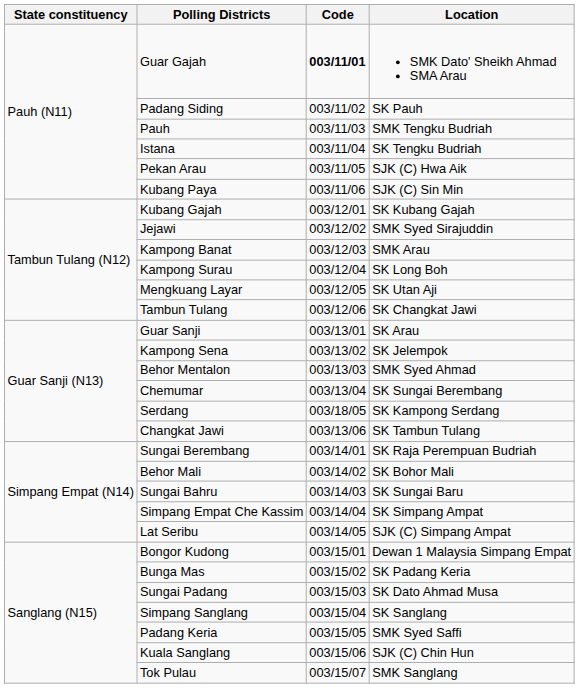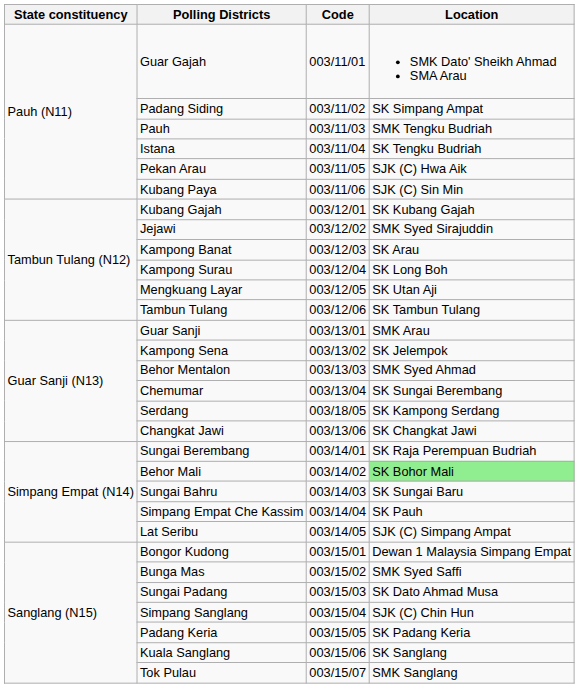(337, 61) bold -> (337, 61) normal
(398, 108) SK Pauh -> (428, 108) SK Simpang Ampat
(401, 249) SMK Arau -> (396, 249) SK Arau
(424, 310) SK Changkat Jawi -> (426, 310) SK Tambun Tulang
(396, 330) SK Arau -> (401, 330) SMK Arau
(426, 431) SK Tambun Tulang -> (424, 431) SK Changkat Jawi
(413, 471) no background -> (413, 471) lightgreen background
(428, 511) SK Simpang Ampat -> (398, 511) SK Pauh
(421, 572) SK Padang Keria -> (417, 572) SMK Syed Saffi
(410, 612) SK Sanglang -> (423, 612) SJK (C) Chin Hun
(417, 632) SMK Syed Saffi -> (421, 632) SK Padang Keria
(423, 652) SJK (C) Chin Hun -> (410, 652) SK Sanglang
